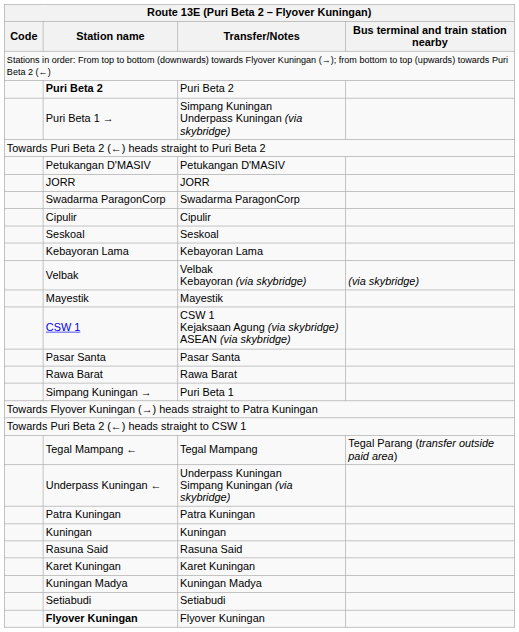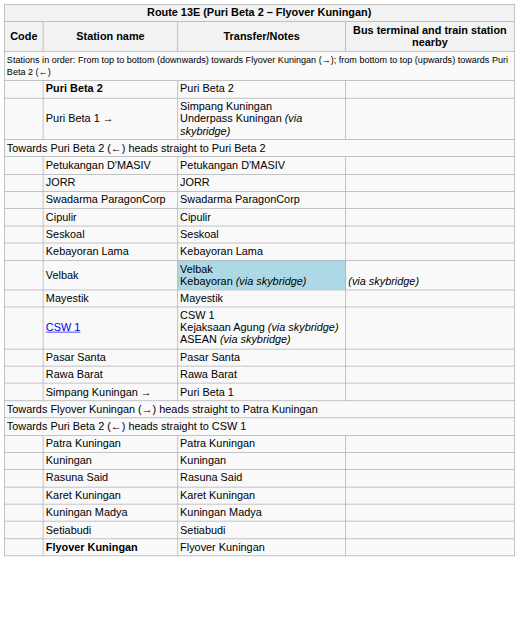(243, 275) no background -> (243, 275) lightblue background
- row: (92, 450)
- row: (104, 485)
